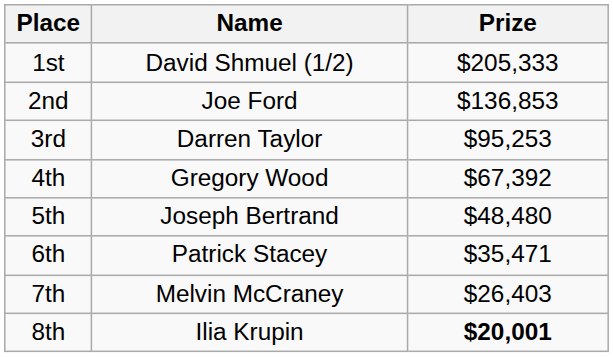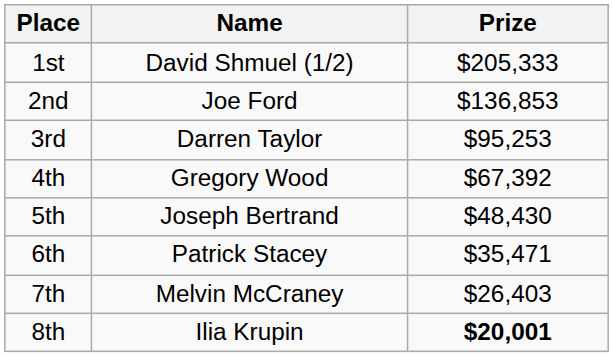(508, 216) $48,480 -> (508, 216) $48,430
